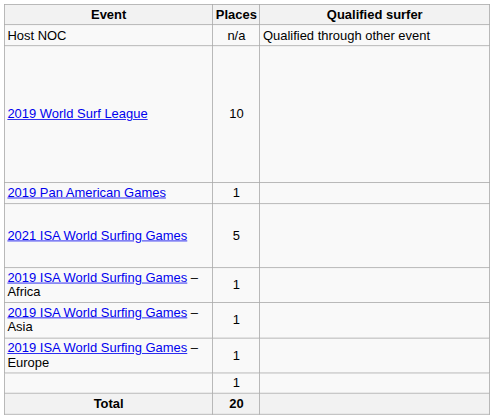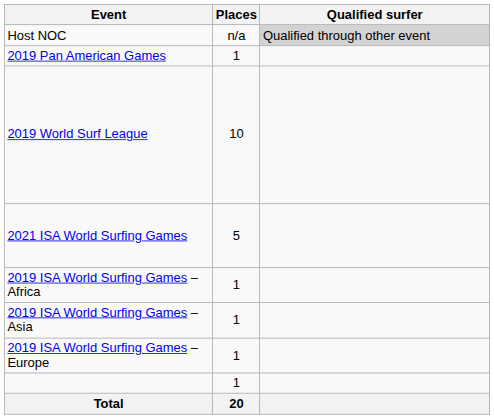(346, 35) no background -> (346, 35) lightgrey background
rows swapped: (87, 193) <-> (78, 114)
